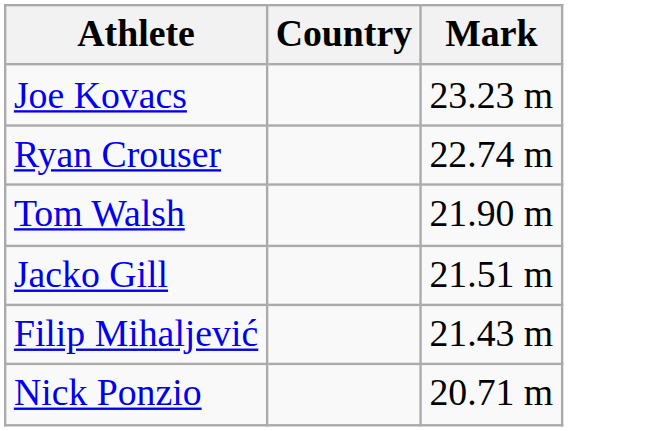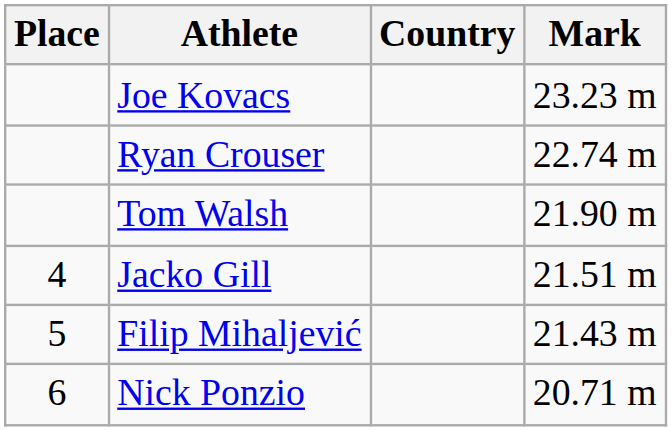+ column: (57, 34)
